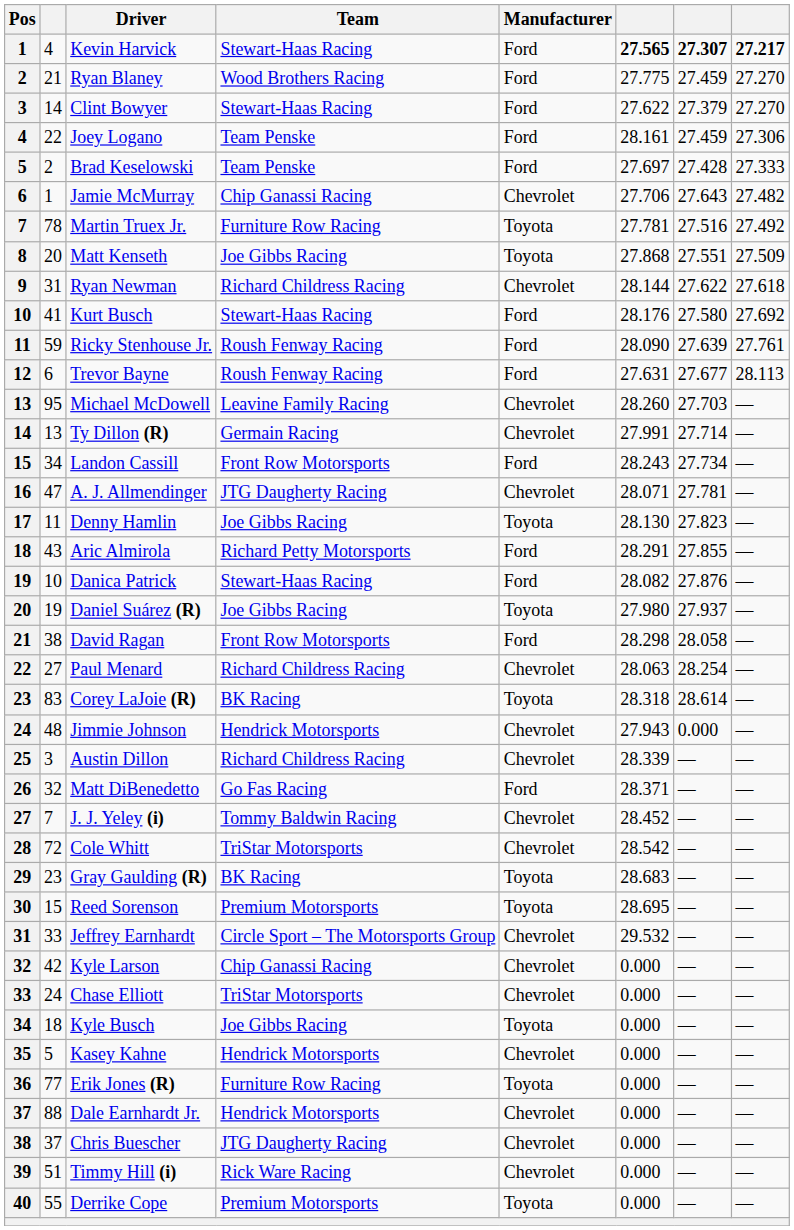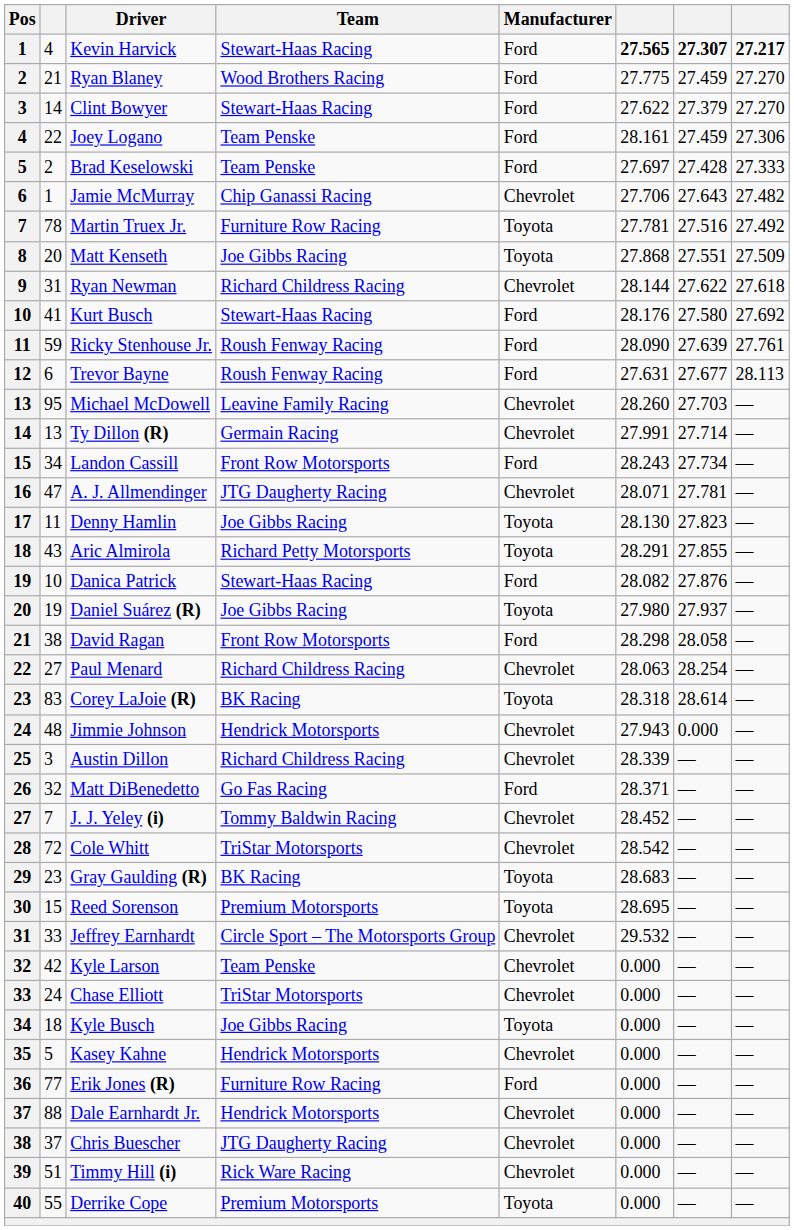(521, 551) Ford -> (528, 551) Toyota
(296, 965) Chip Ganassi Racing -> (268, 965) Team Penske
(528, 1084) Toyota -> (521, 1084) Ford
